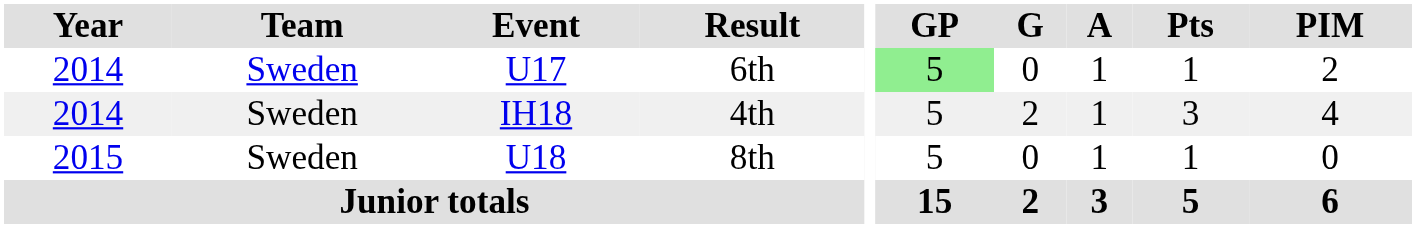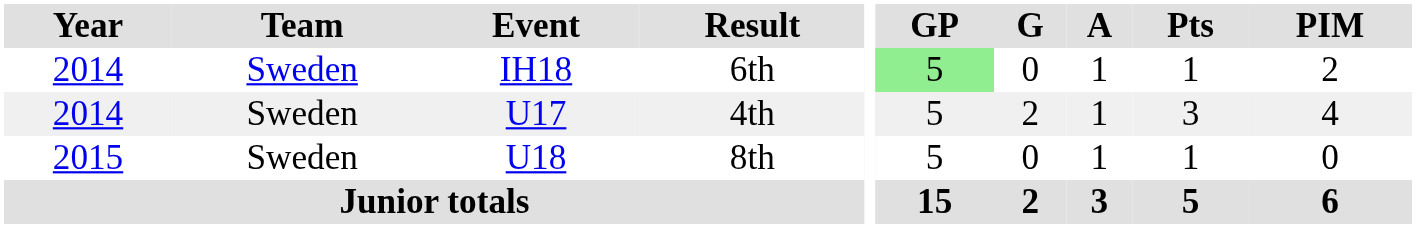(536, 69) U17 -> (536, 69) IH18
(536, 113) IH18 -> (536, 113) U17
